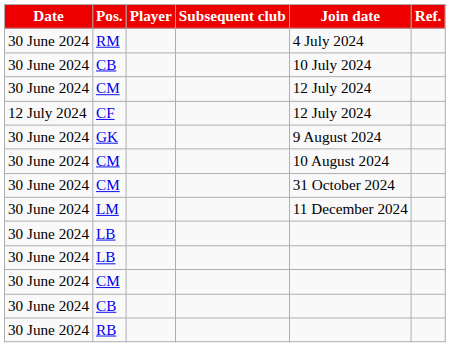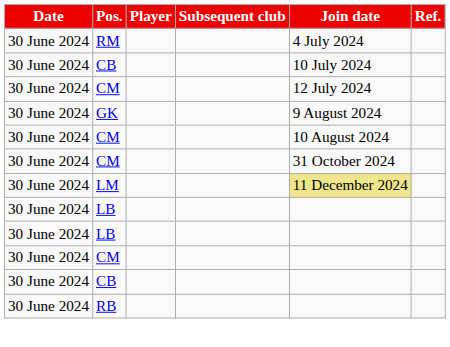- row: (47, 112)
(350, 209) no background -> (350, 185) khaki background
